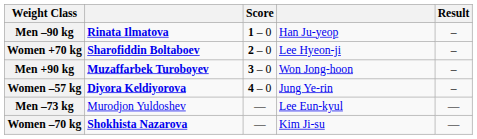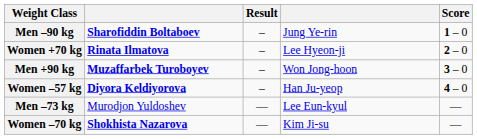columns swapped: (454, 13) <-> (260, 13)
(128, 32) Rinata Ilmatova -> (143, 32) Sharofiddin Boltaboev
(309, 32) Han Ju-yeop -> (310, 32) Jung Ye-rin
(143, 50) Sharofiddin Boltaboev -> (128, 50) Rinata Ilmatova
(306, 87) Jung Ye-rin -> (313, 87) Han Ju-yeop
